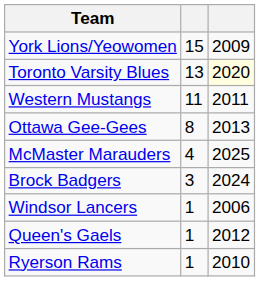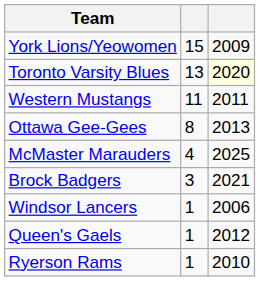(231, 181) 2024 -> (231, 181) 2021
